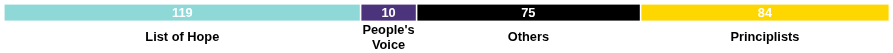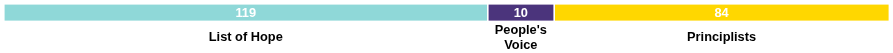- column: (528, 12)
